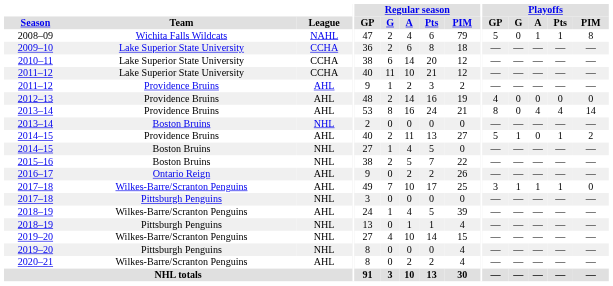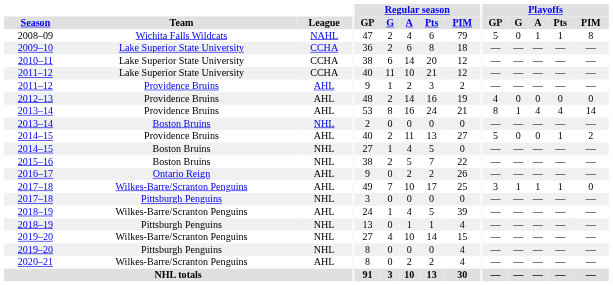(518, 111) 0 -> (518, 111) 1
(518, 136) 1 -> (518, 136) 0
